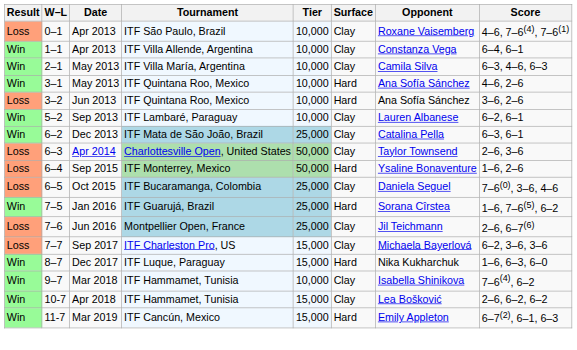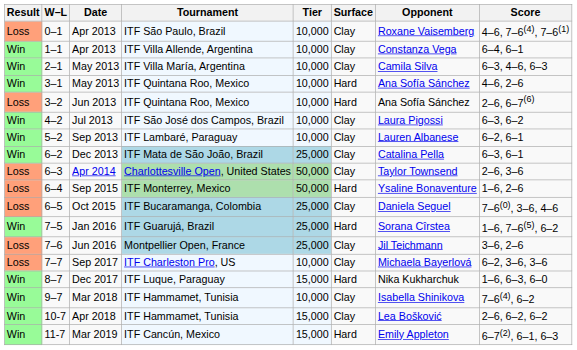(503, 100) 3–6, 2–6 -> (508, 102) 2–6, 6–7(6)
+ row: (53, 120)
(508, 227) 2–6, 6–7(6) -> (503, 245) 3–6, 2–6
(312, 245) 15,000 -> (312, 262) 10,000
